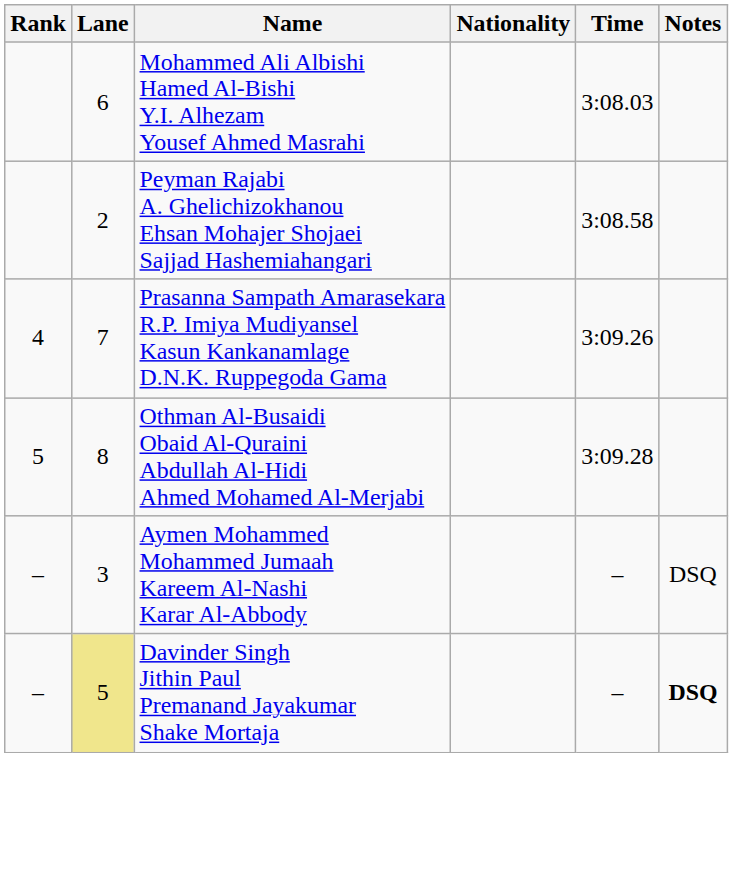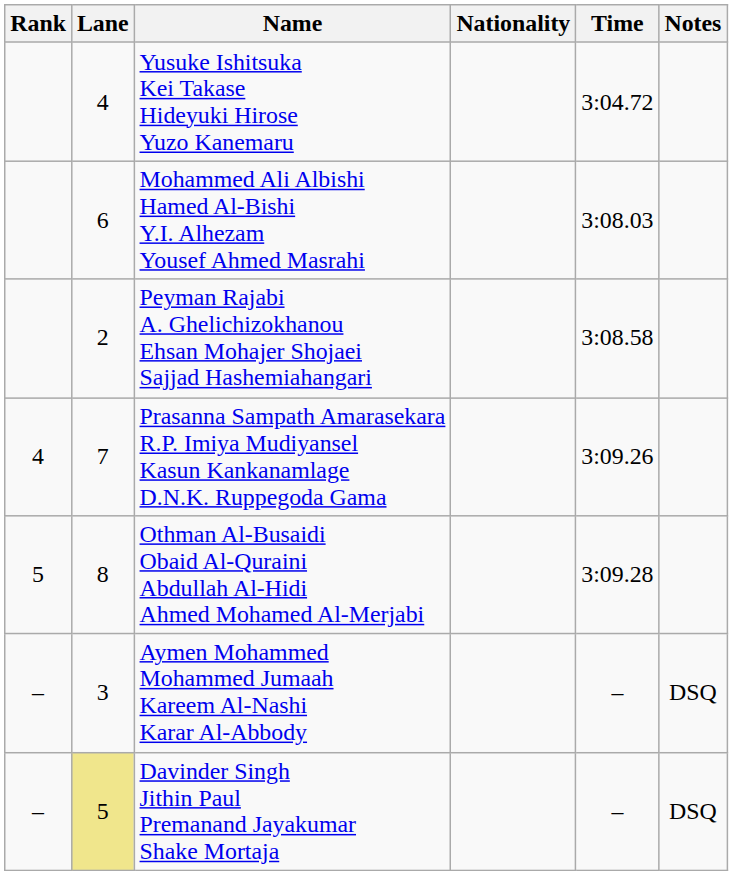+ row: (221, 101)
(693, 692) bold -> (693, 811) normal
